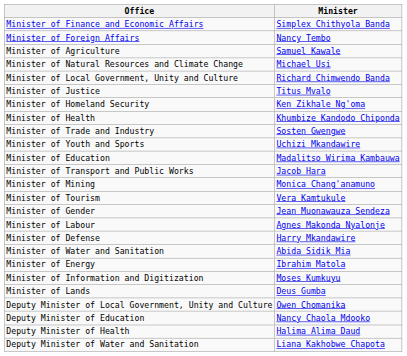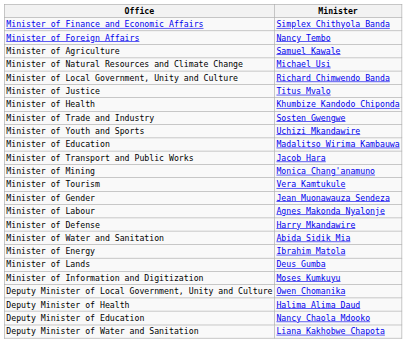- row: (78, 104)
rows swapped: (48, 291) <-> (105, 278)
rows swapped: (68, 331) <-> (75, 318)
